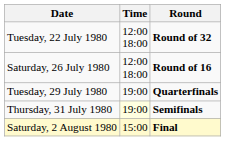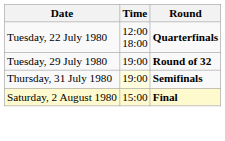(182, 37) Round of 32 -> (185, 37) Quarterfinals
- row: (58, 67)
(185, 91) Quarterfinals -> (182, 61) Round of 32
